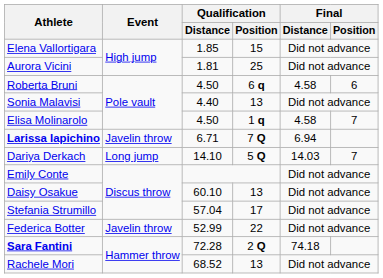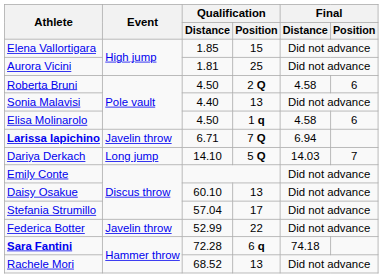(256, 85) 6 q -> (256, 85) 2 Q
(354, 121) 7 -> (354, 121) 6
(256, 246) 2 Q -> (256, 246) 6 q
